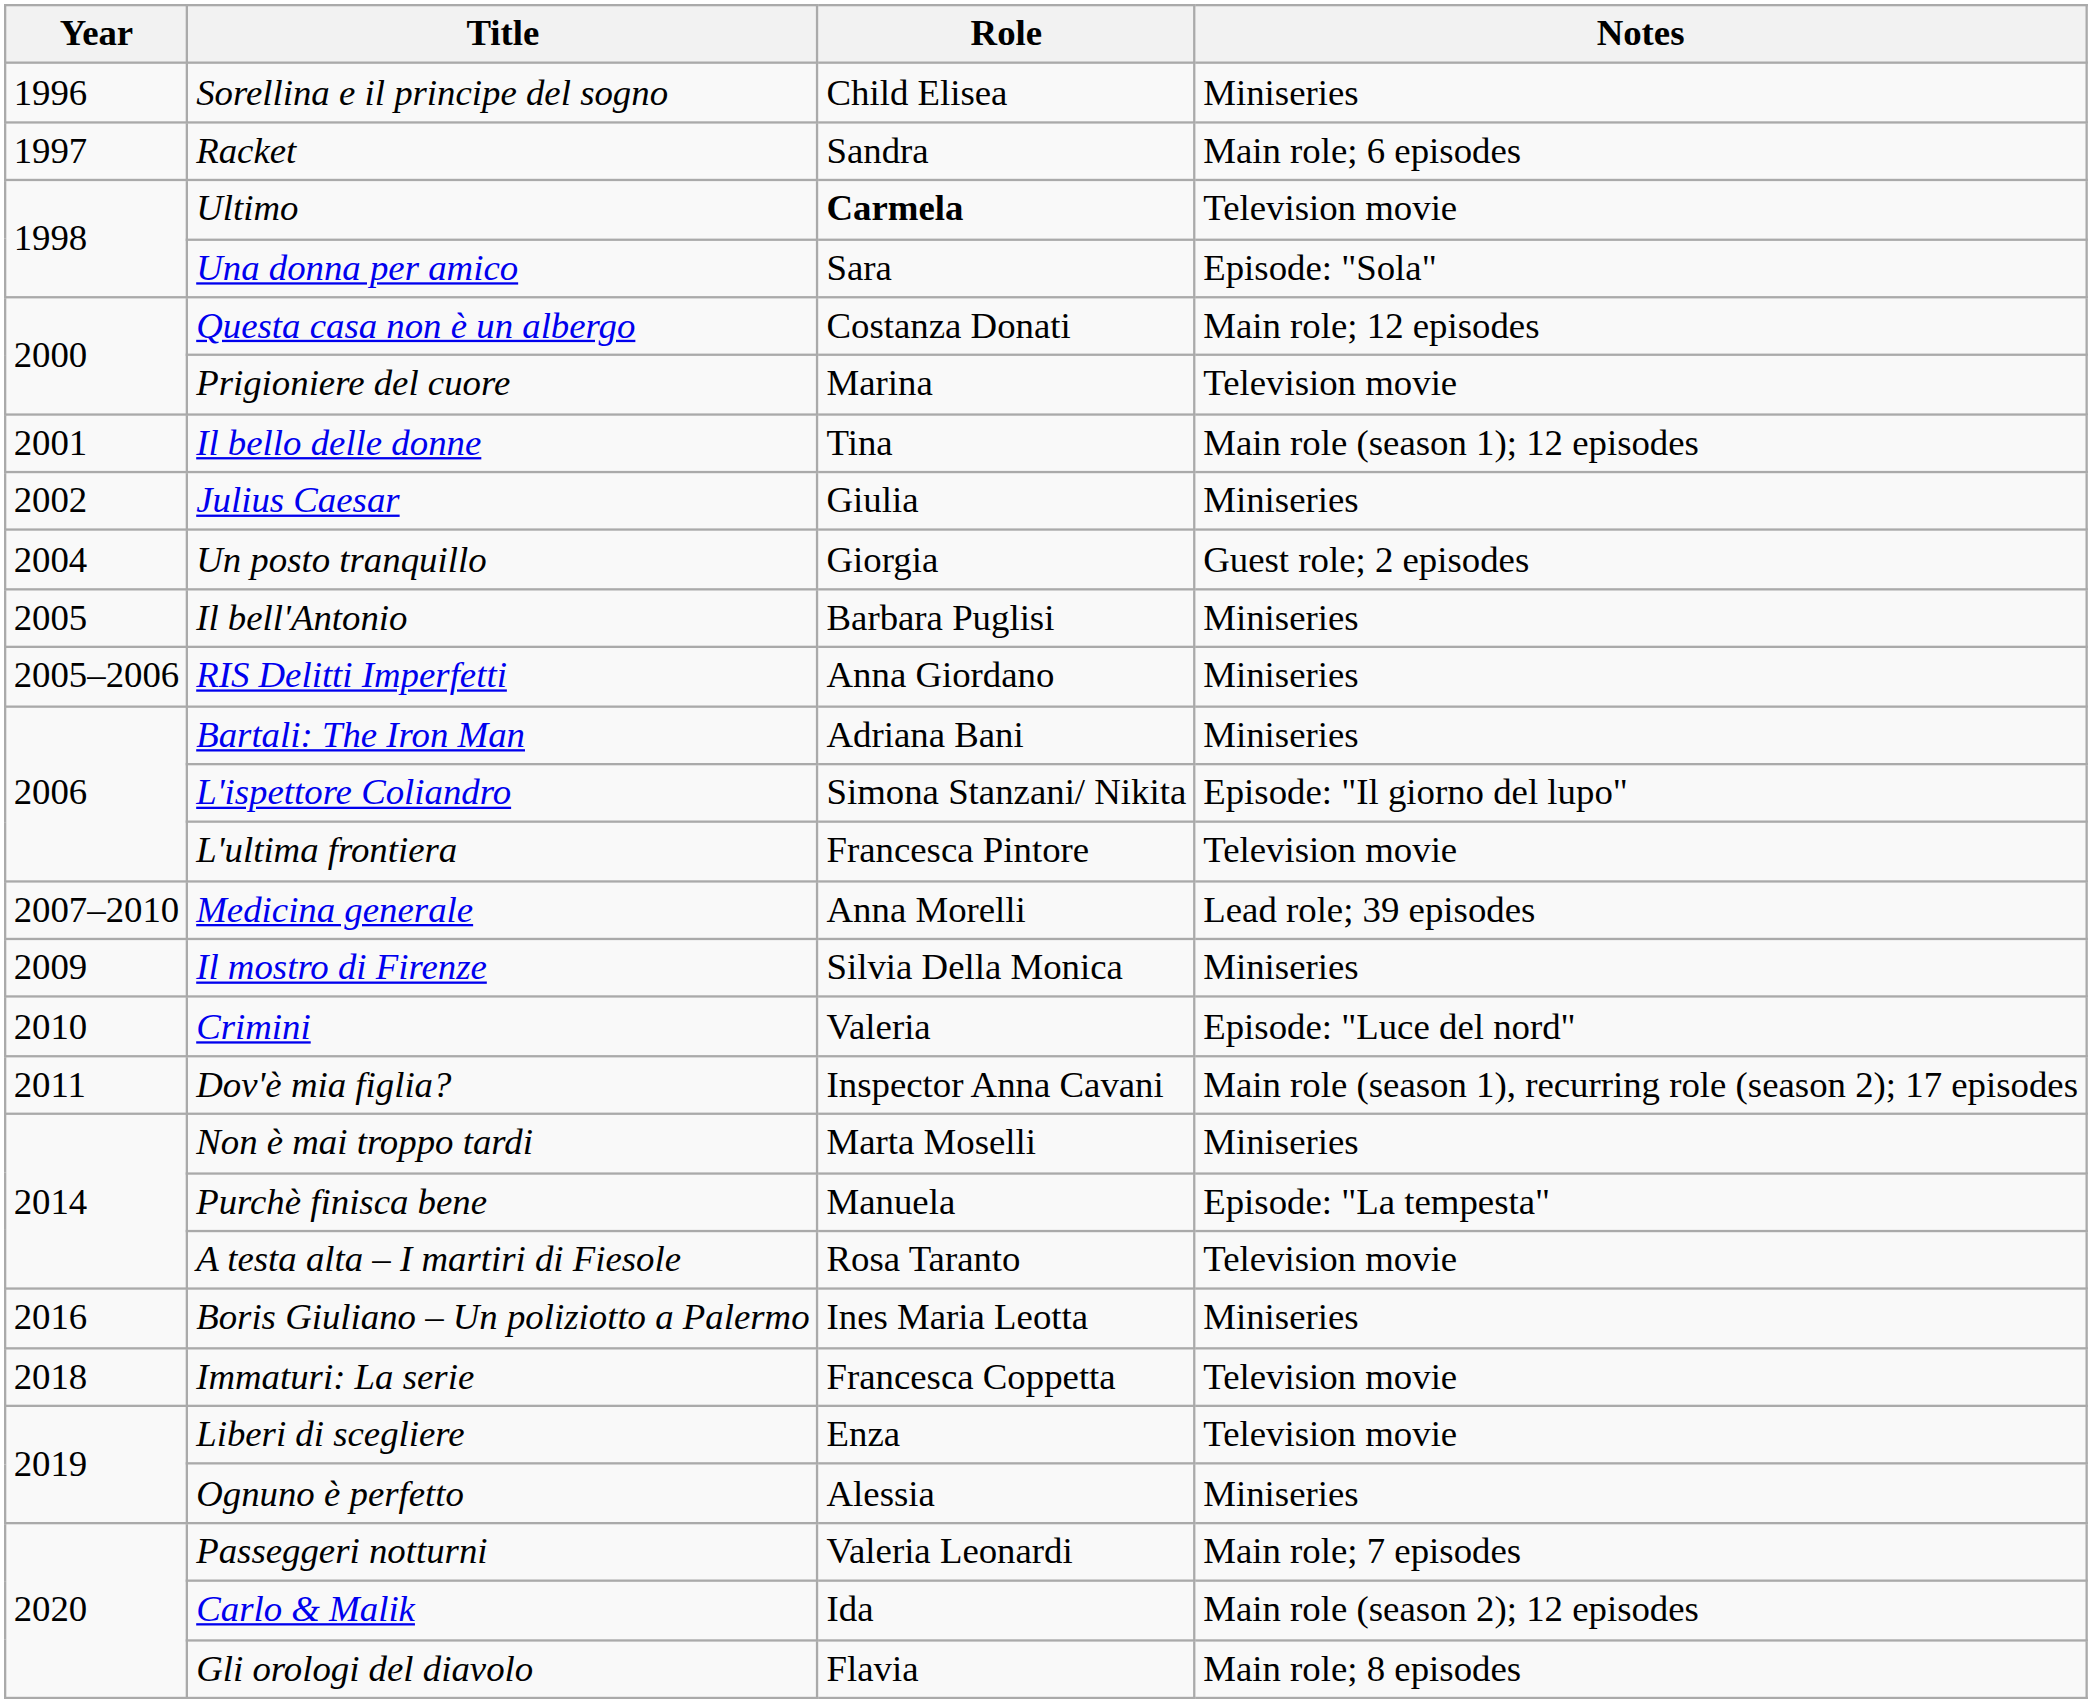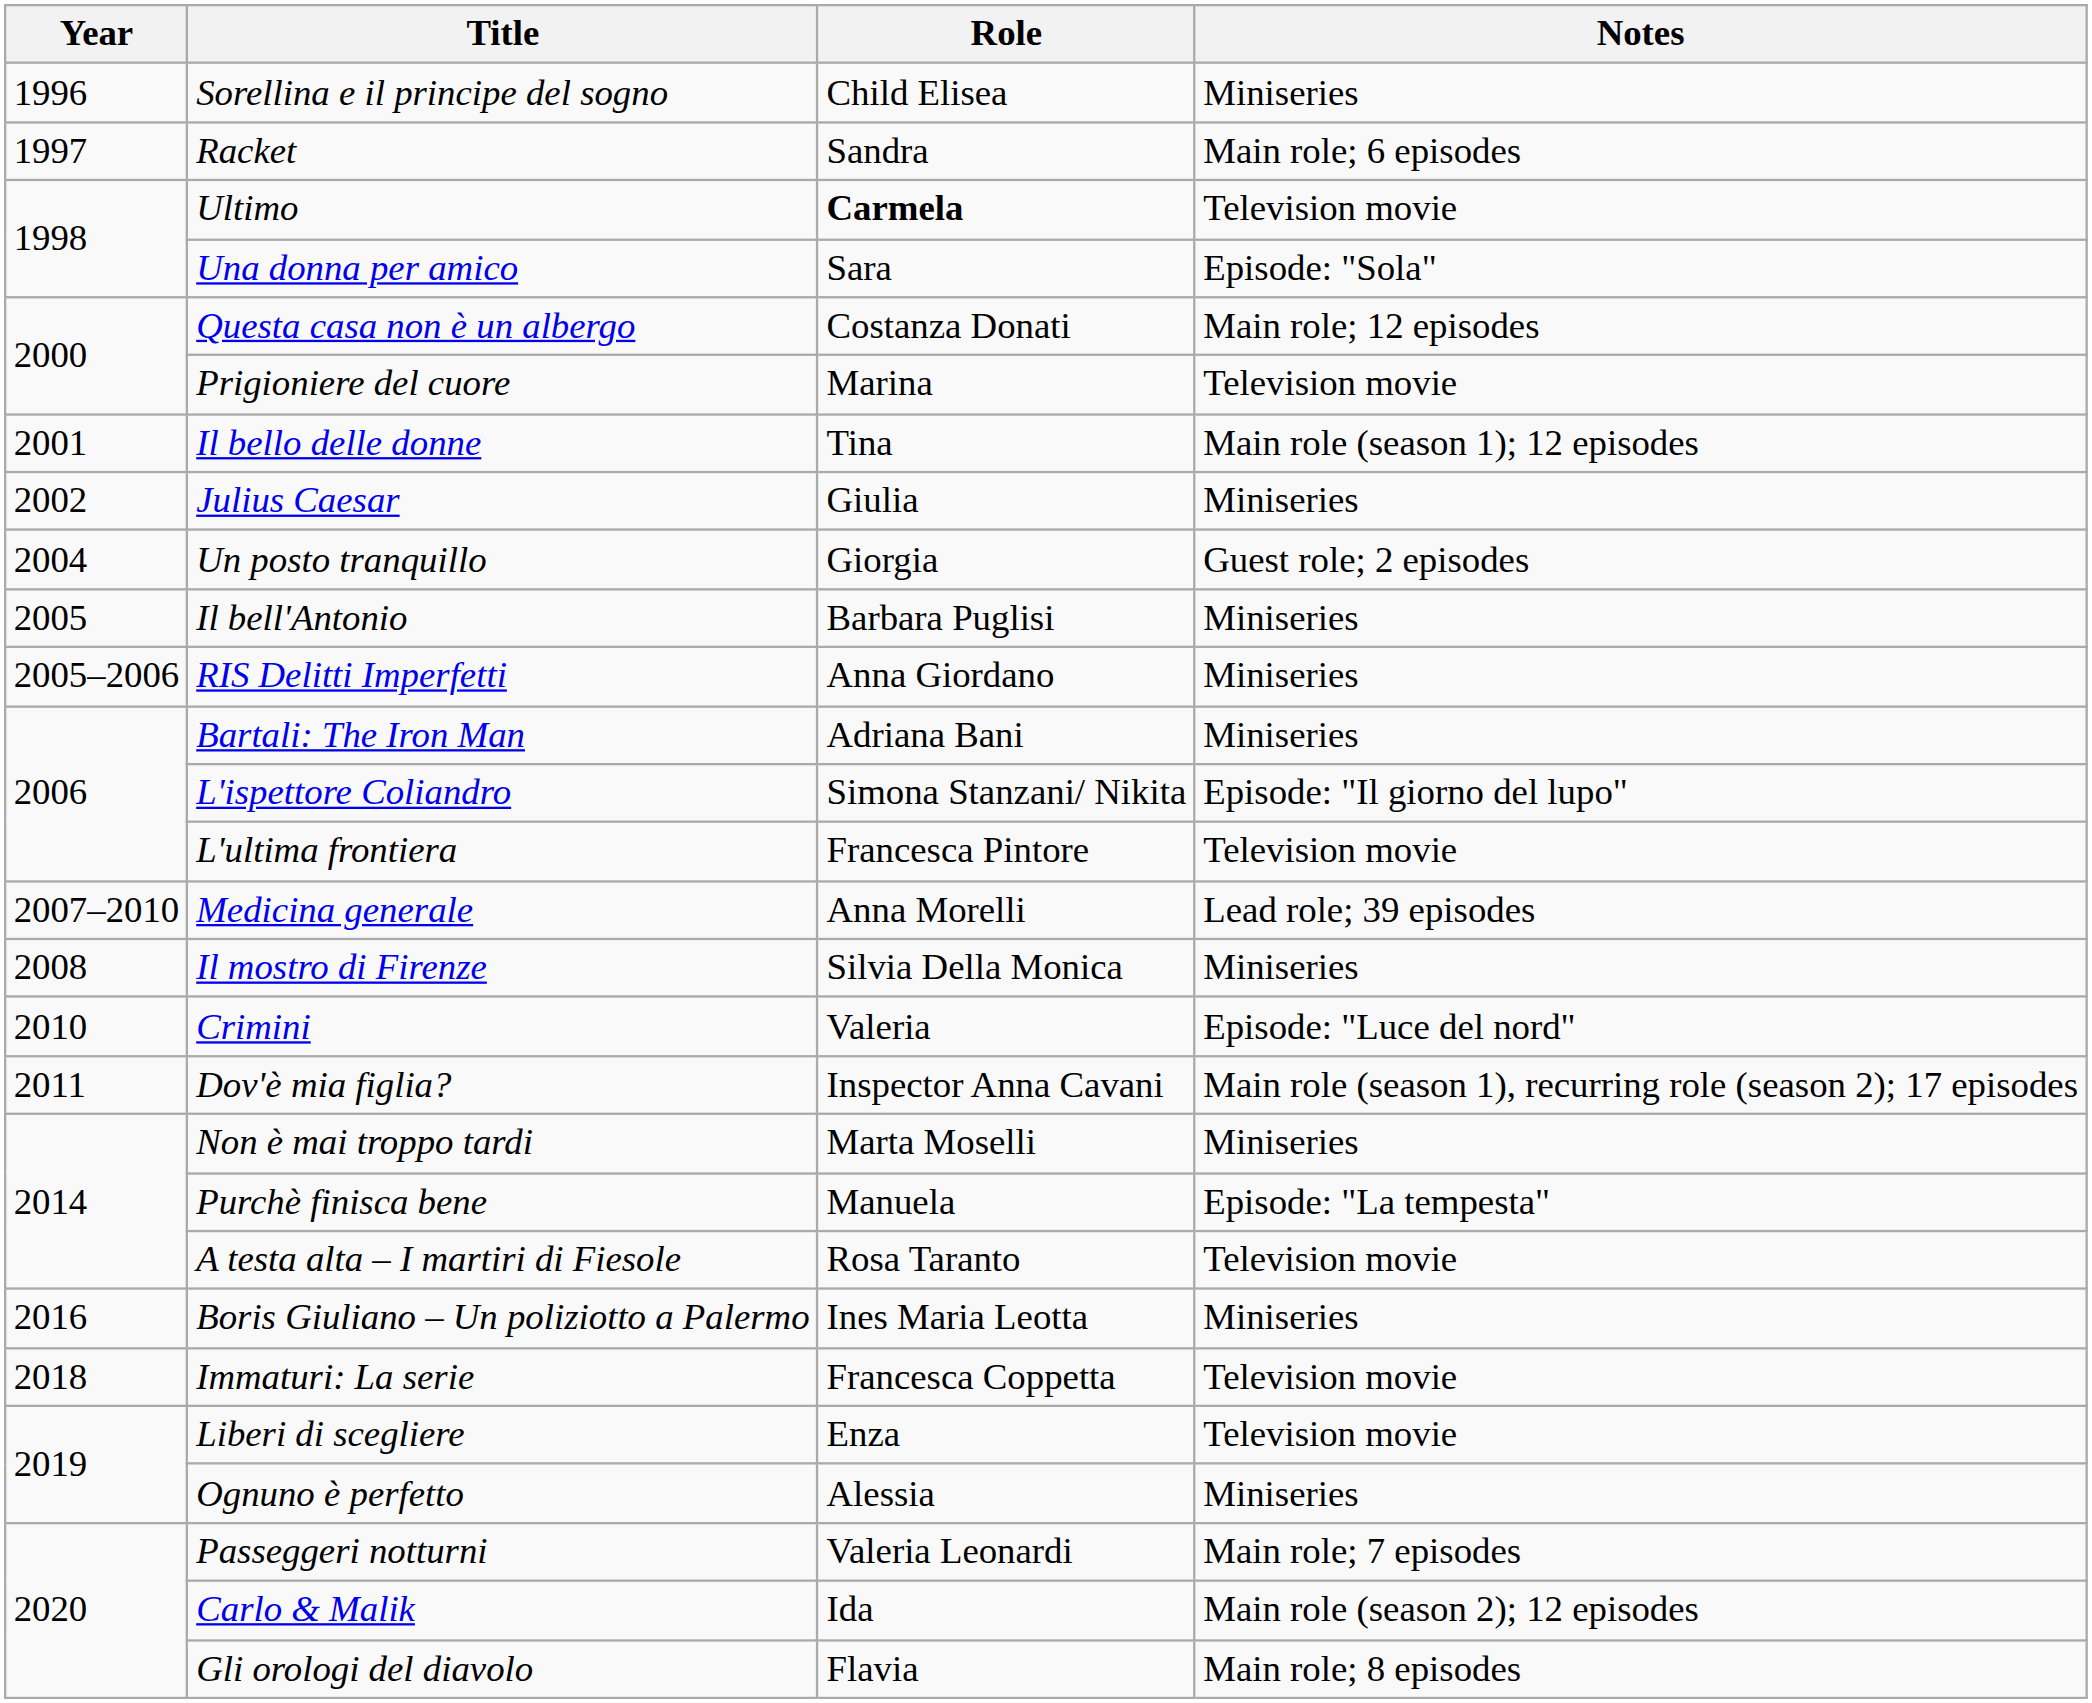(50, 967) 2009 -> (50, 967) 2008
